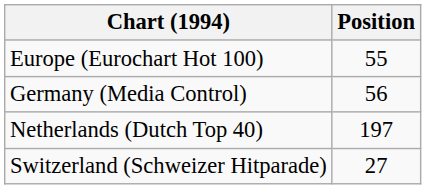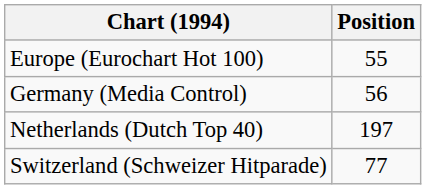(376, 165) 27 -> (376, 165) 77
